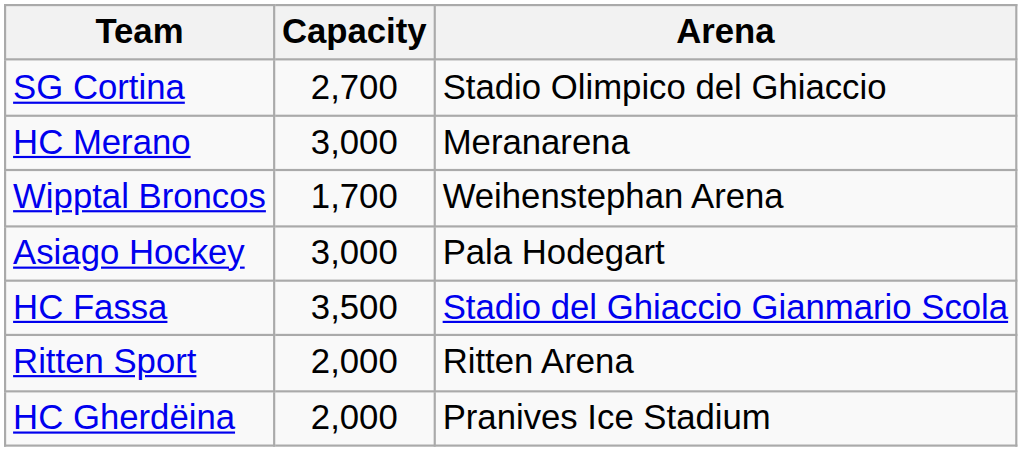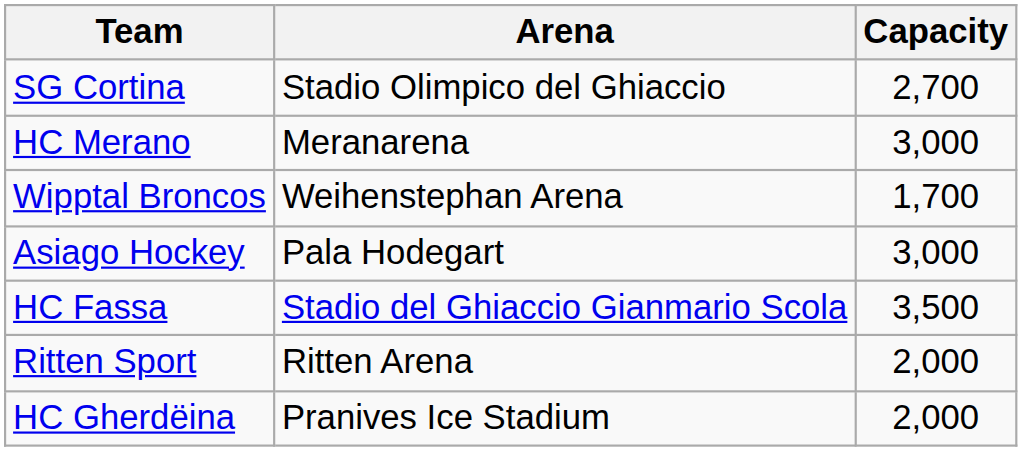columns swapped: (725, 32) <-> (354, 32)
